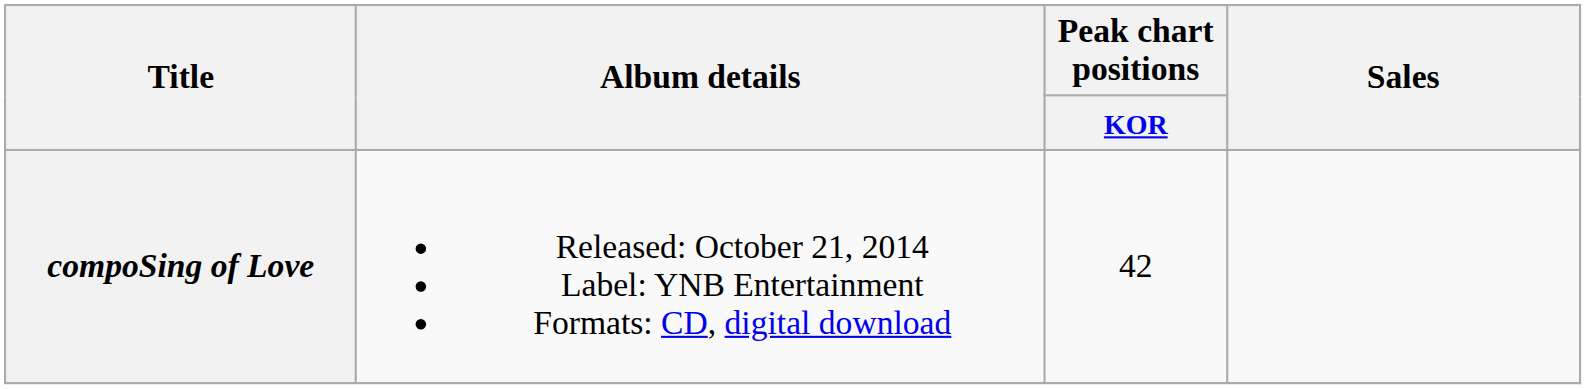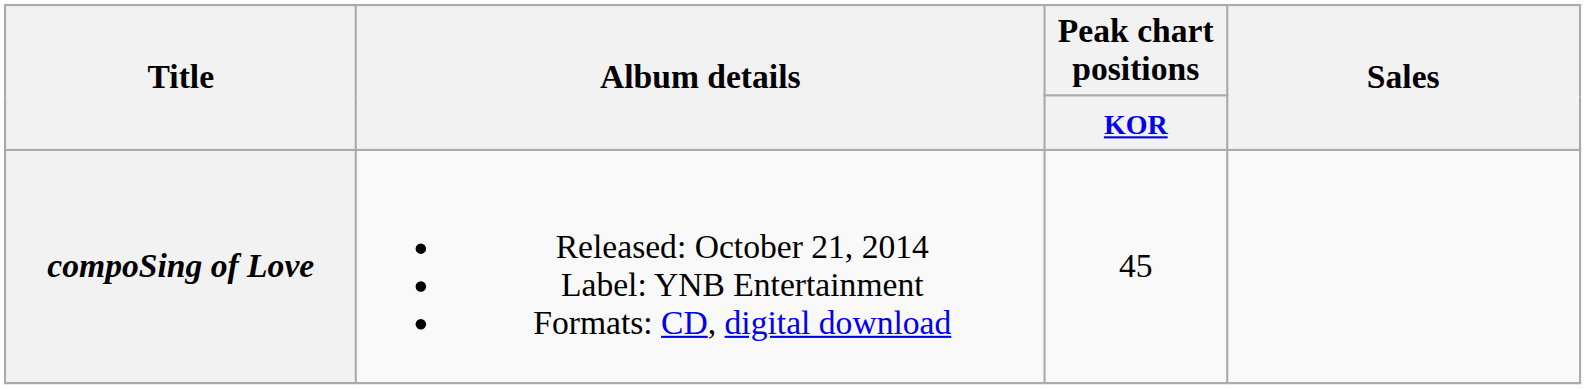(1136, 265) 42 -> (1136, 265) 45
